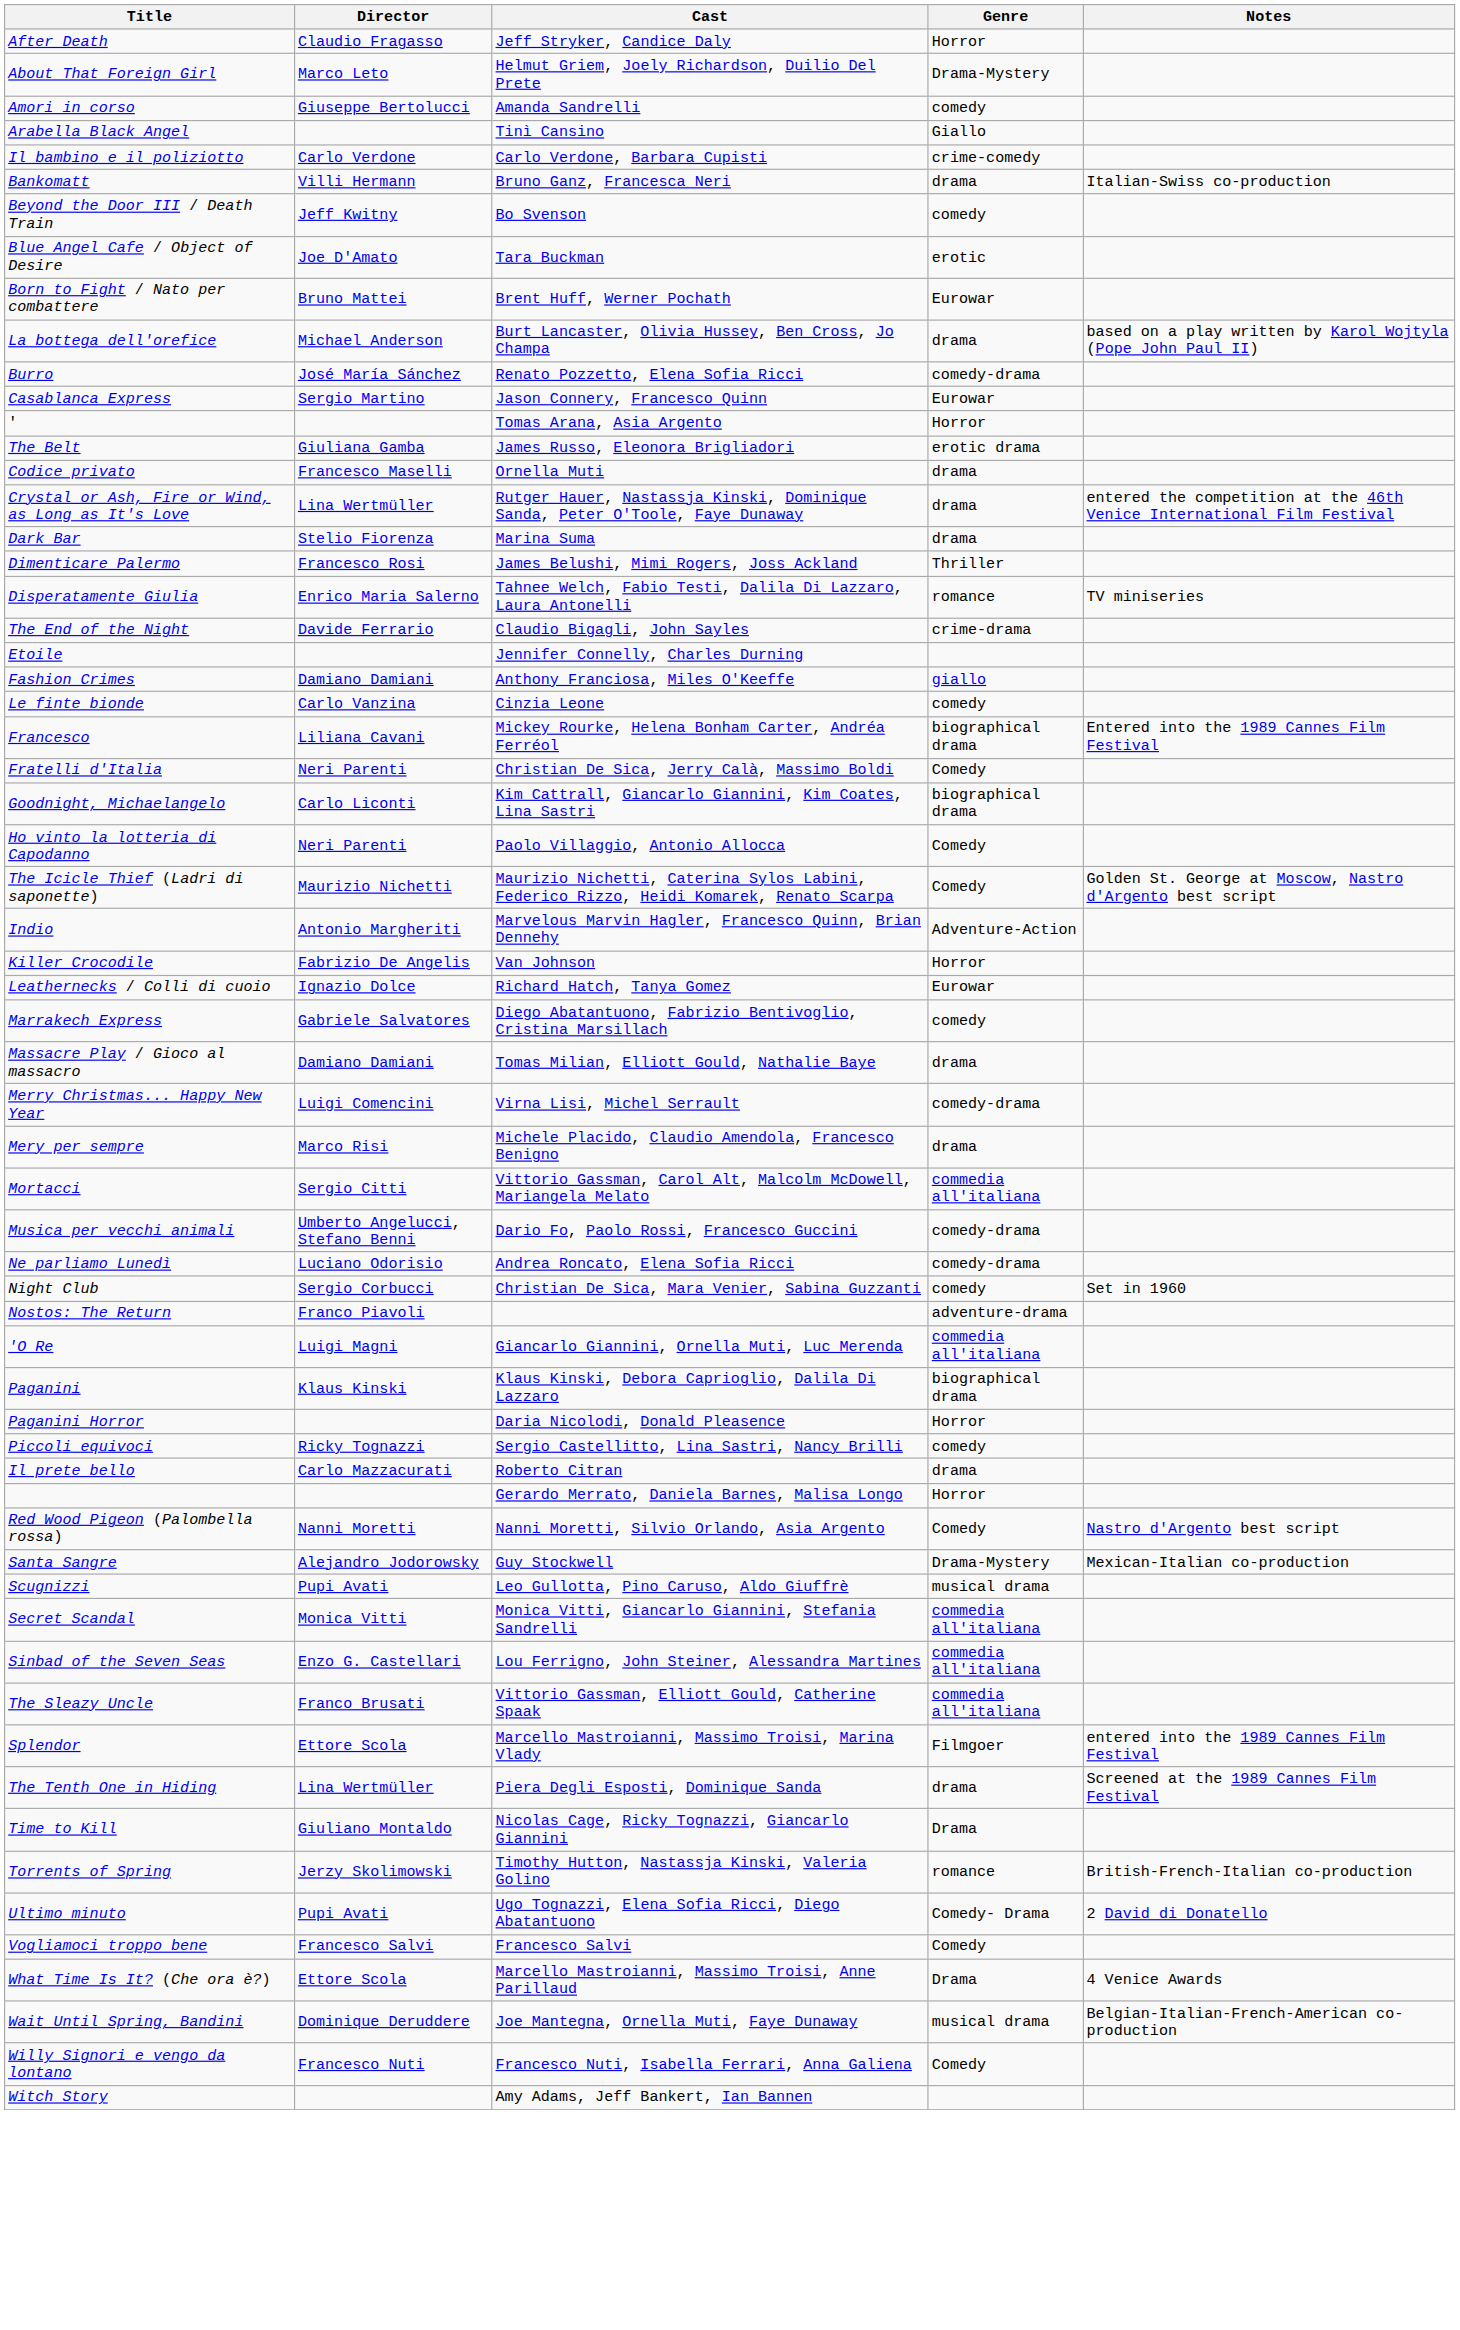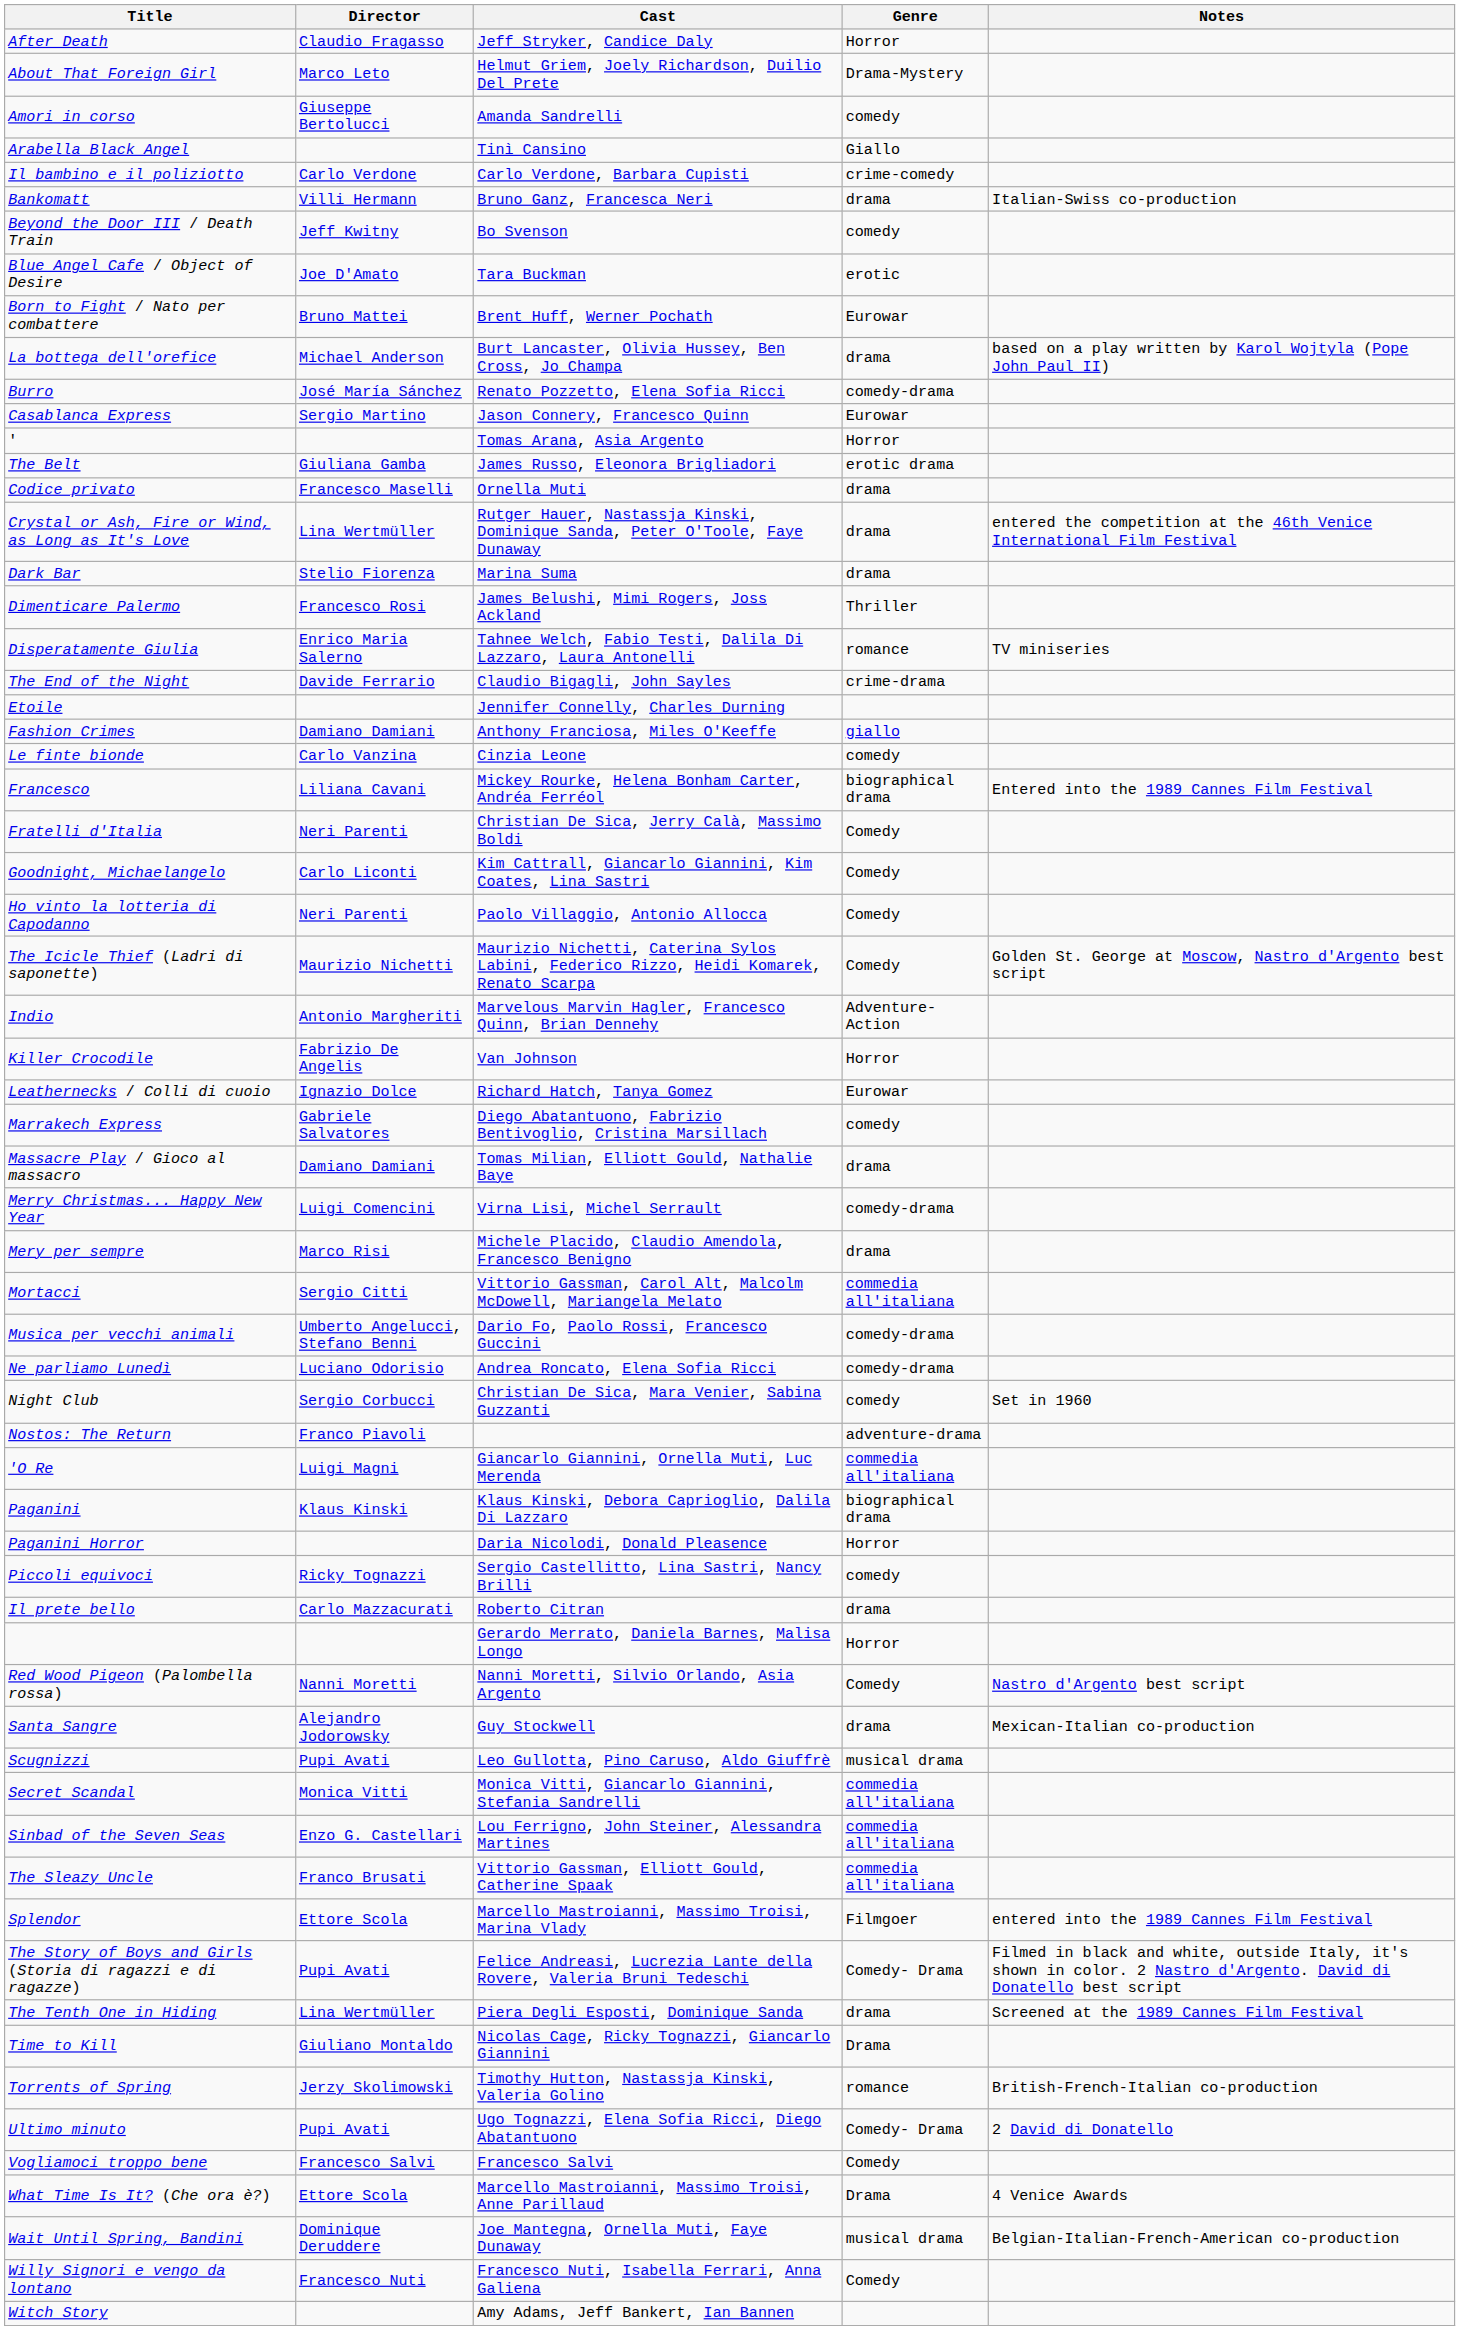(986, 804) biographical drama -> (873, 873) Comedy
(991, 1562) Drama-Mystery -> (868, 1727) drama
+ row: (130, 1970)
